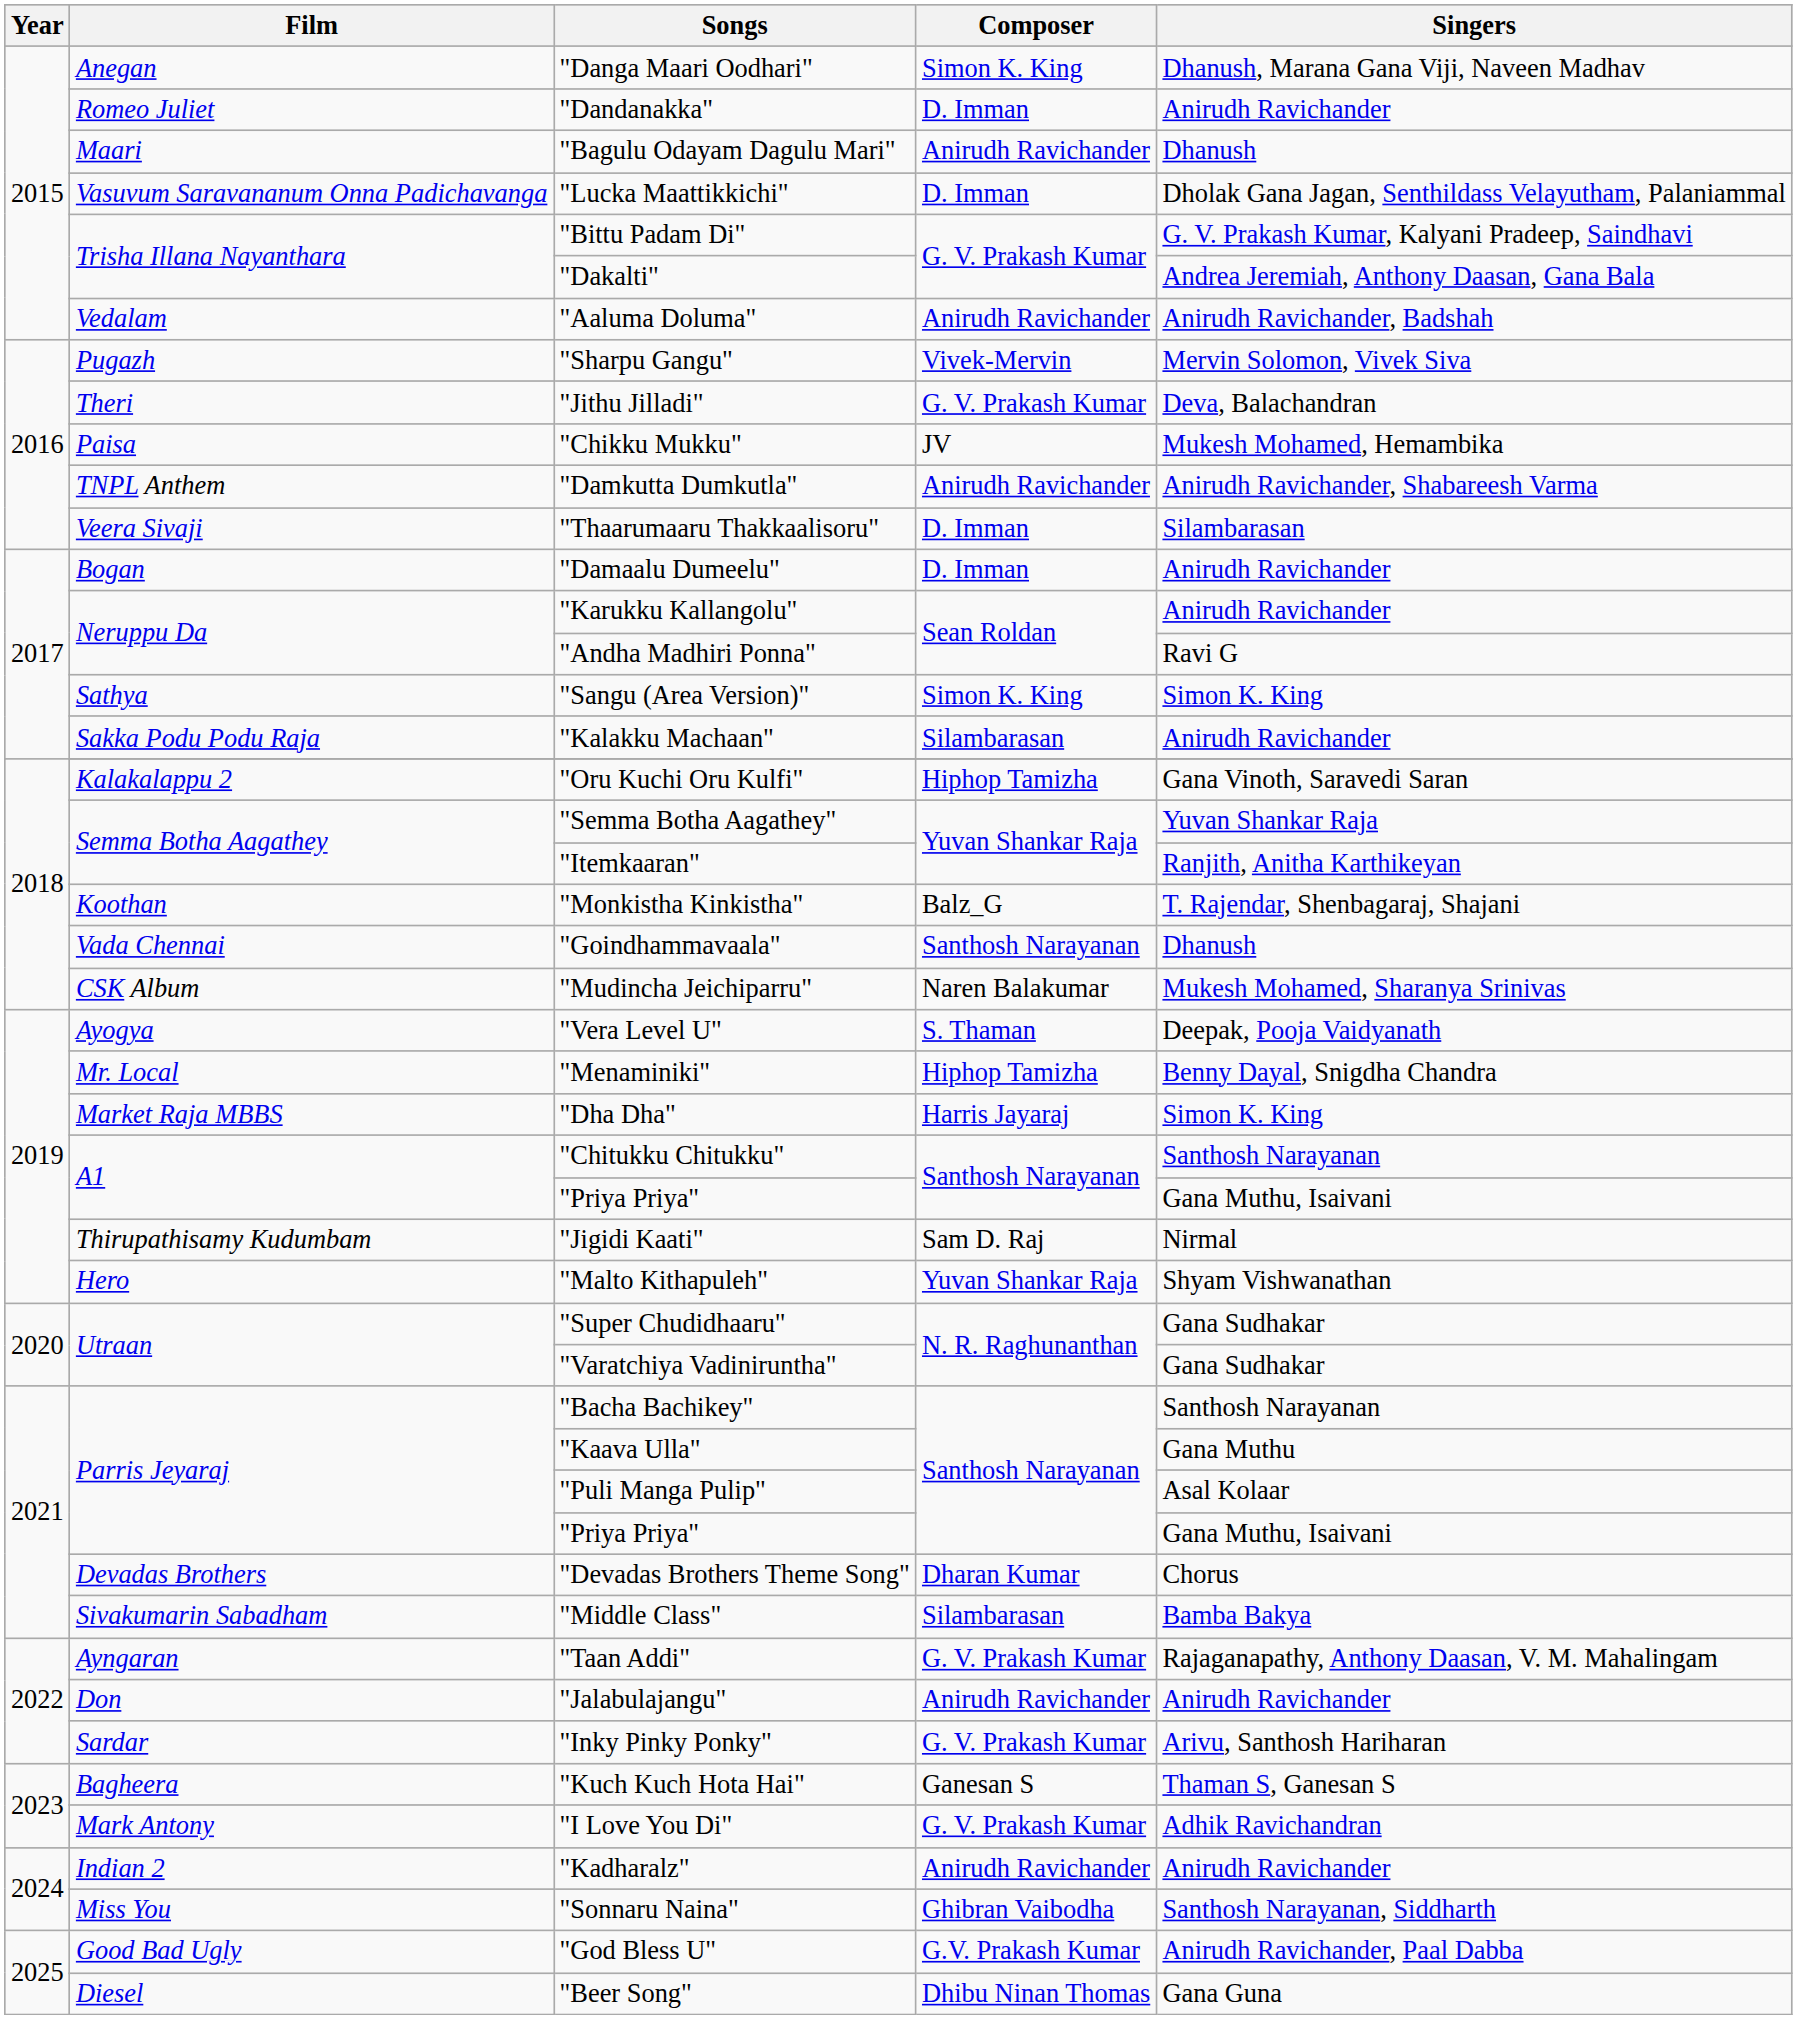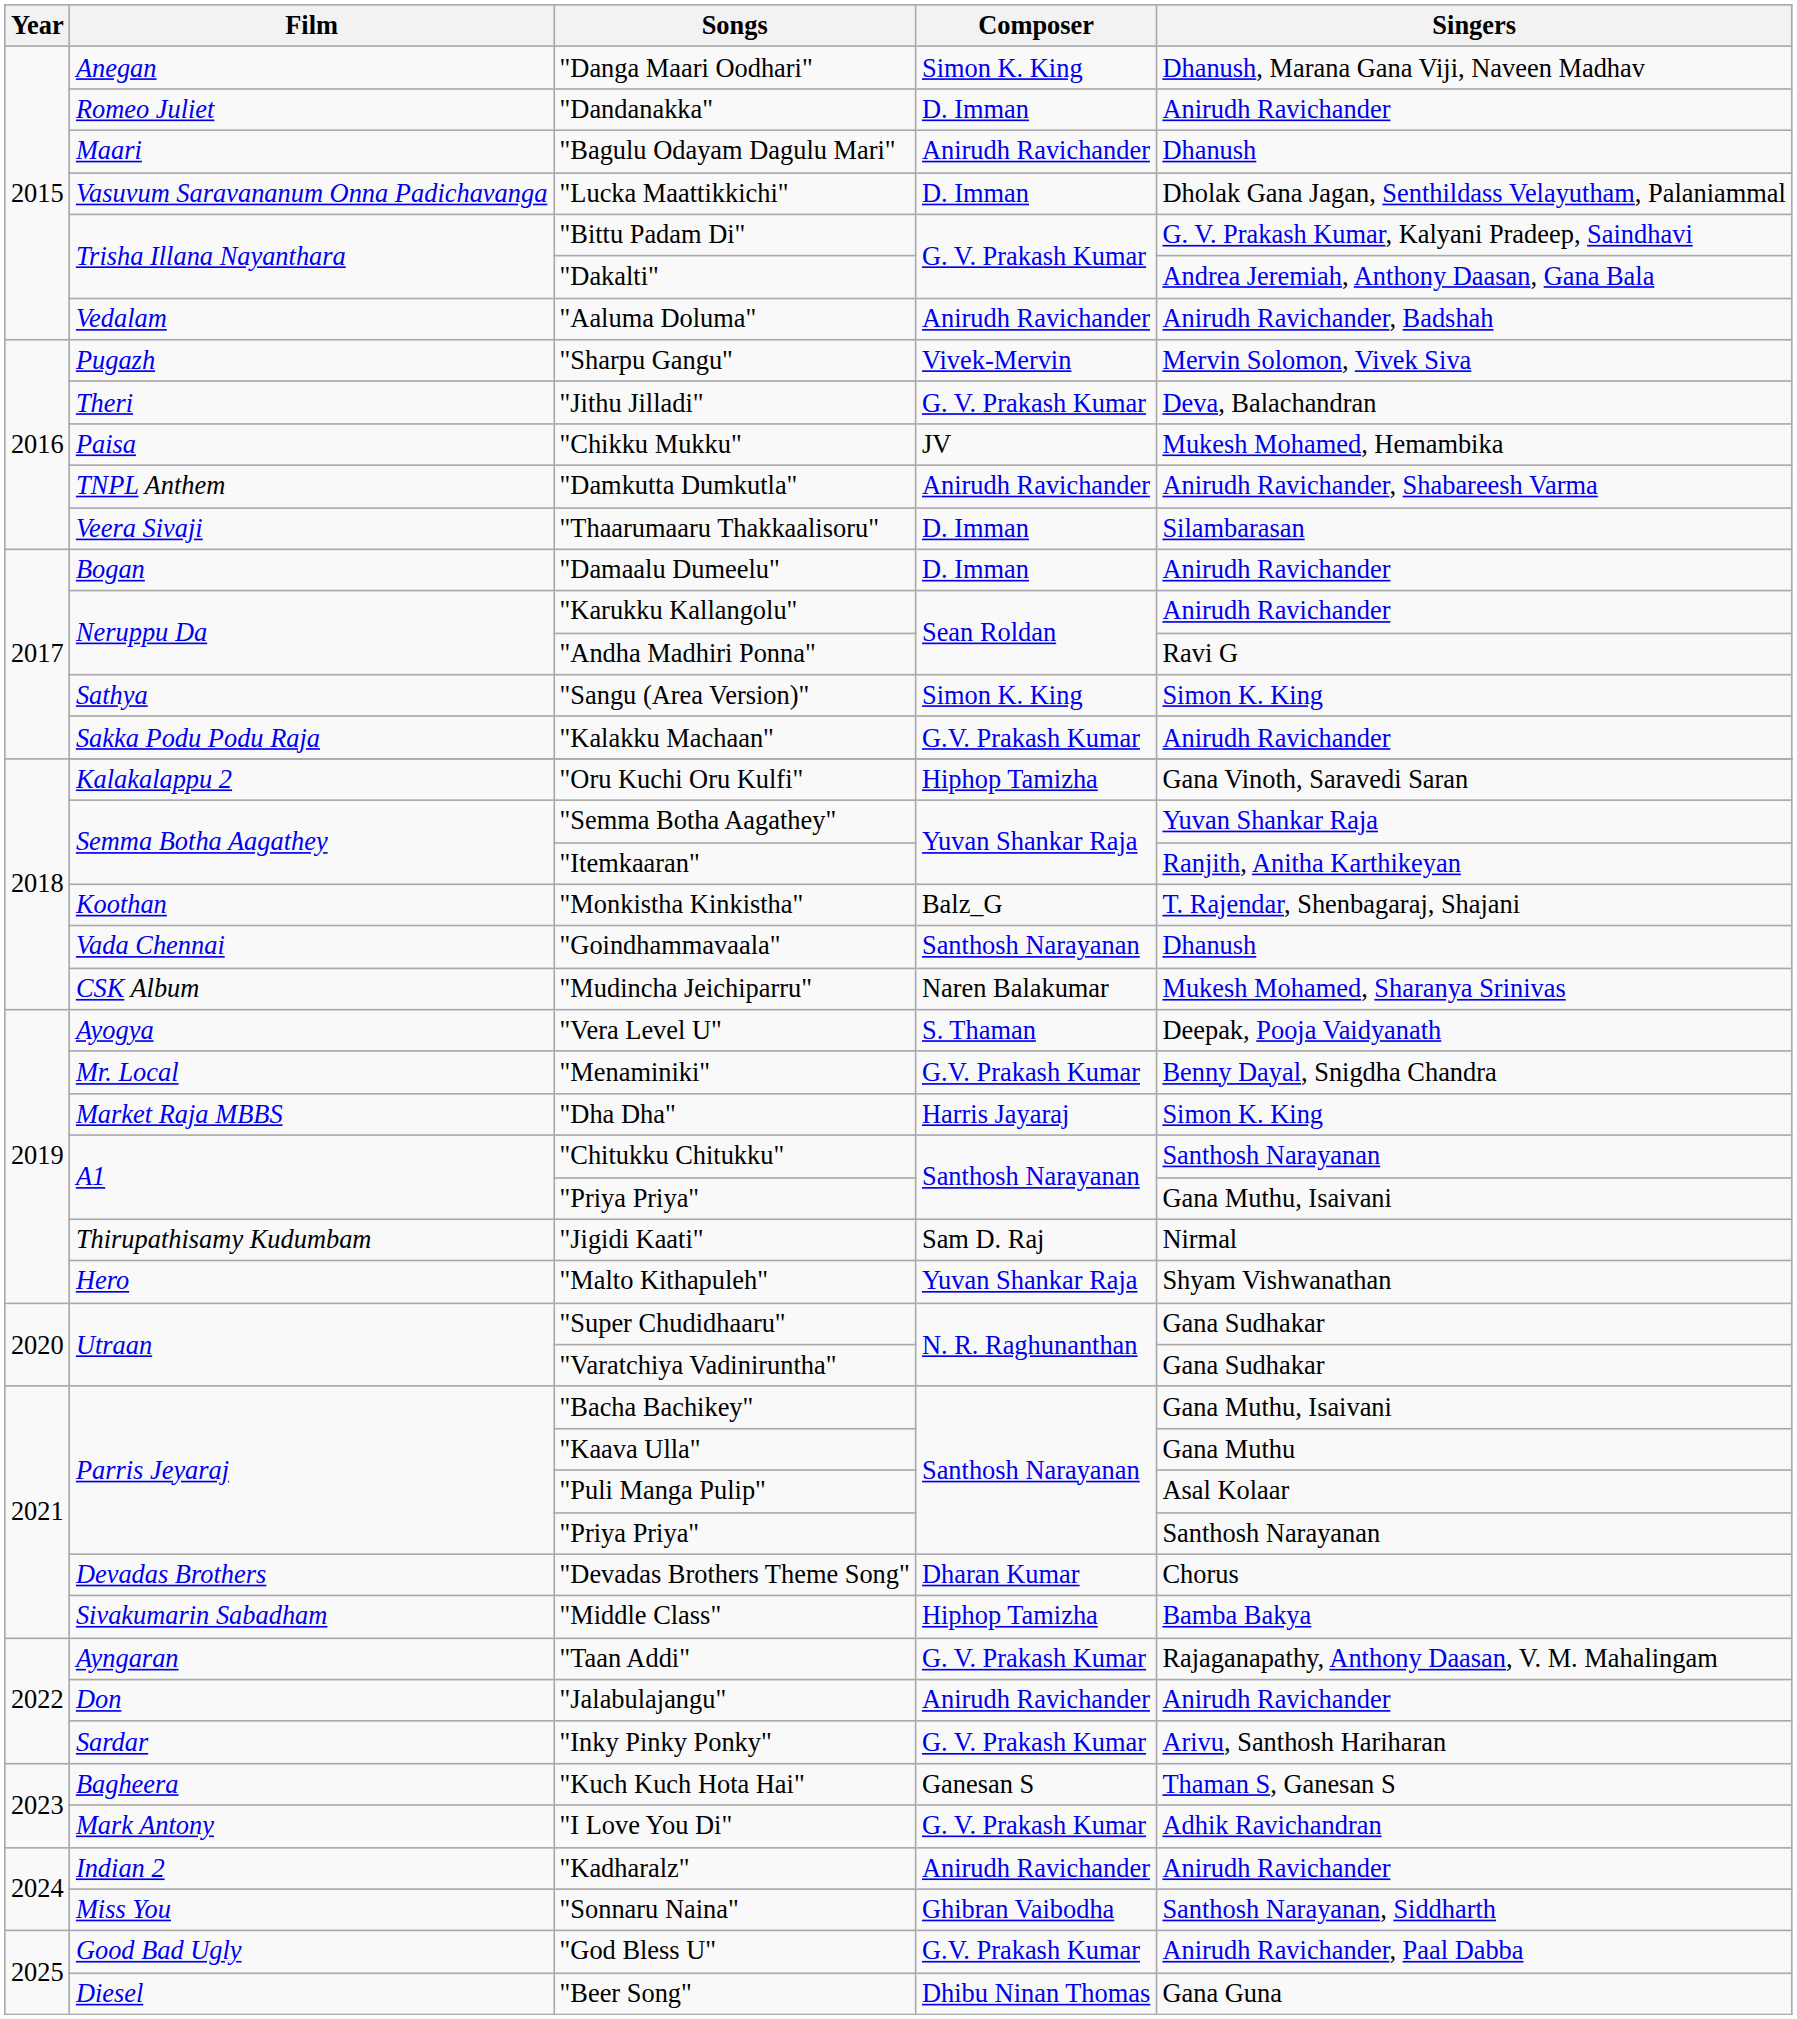(993, 737) Silambarasan -> (1031, 737) G.V. Prakash Kumar
(1010, 1072) Hiphop Tamizha -> (1031, 1072) G.V. Prakash Kumar
(1271, 1407) Santhosh Narayanan -> (1277, 1407) Gana Muthu, Isaivani
(1277, 1532) Gana Muthu, Isaivani -> (1271, 1532) Santhosh Narayanan
(993, 1616) Silambarasan -> (1010, 1616) Hiphop Tamizha
